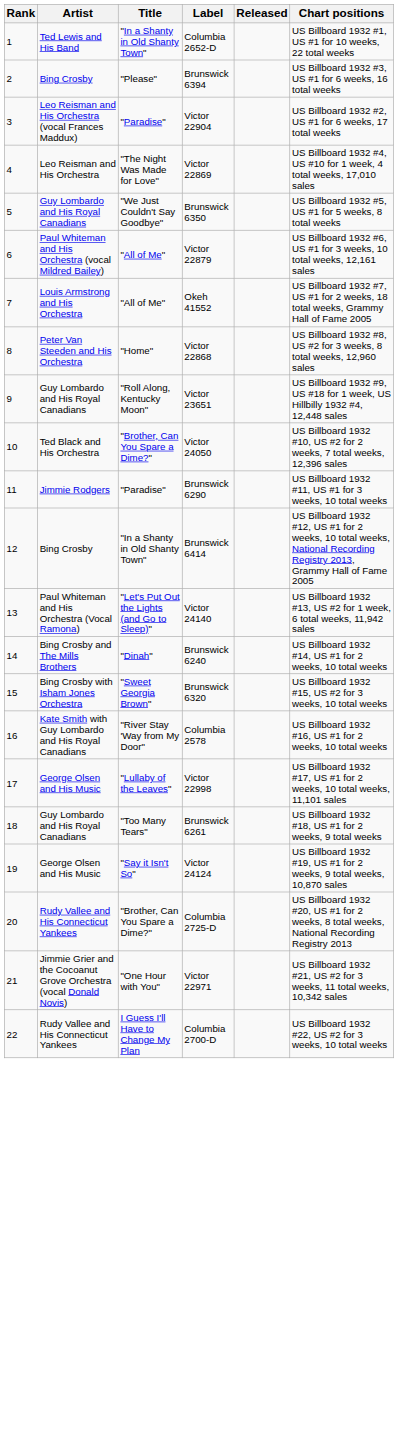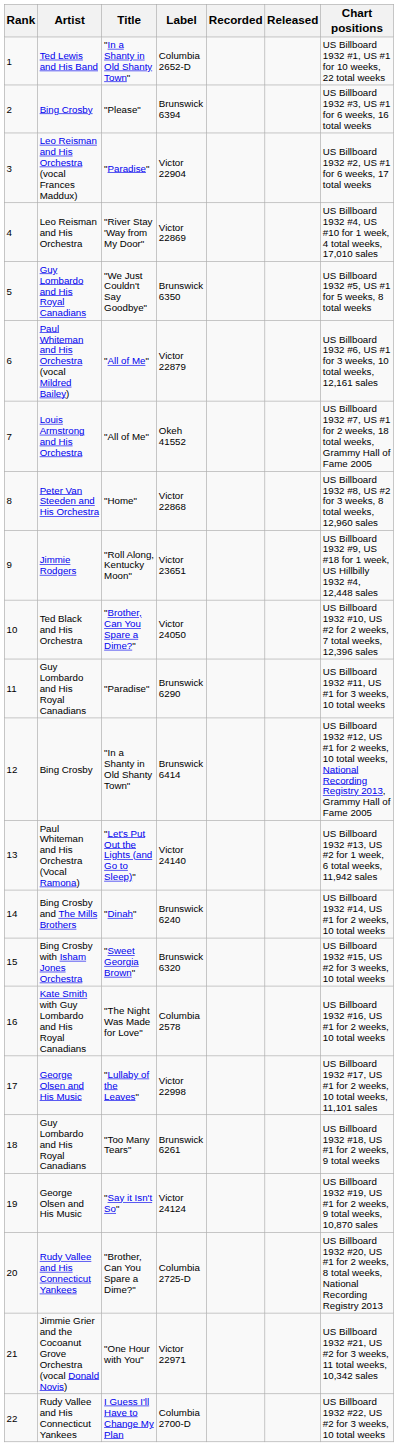+ column: (236, 21)
(143, 169) "The Night Was Made for Love" -> (128, 233) "River Stay 'Way from My Door"
(72, 399) Guy Lombardo and His Royal Canadians -> (58, 565) Jimmie Rodgers
(75, 489) Jimmie Rodgers -> (63, 688) Guy Lombardo and His Royal Canadians
(150, 735) "River Stay 'Way from My Door" -> (127, 1021) "The Night Was Made for Love"
